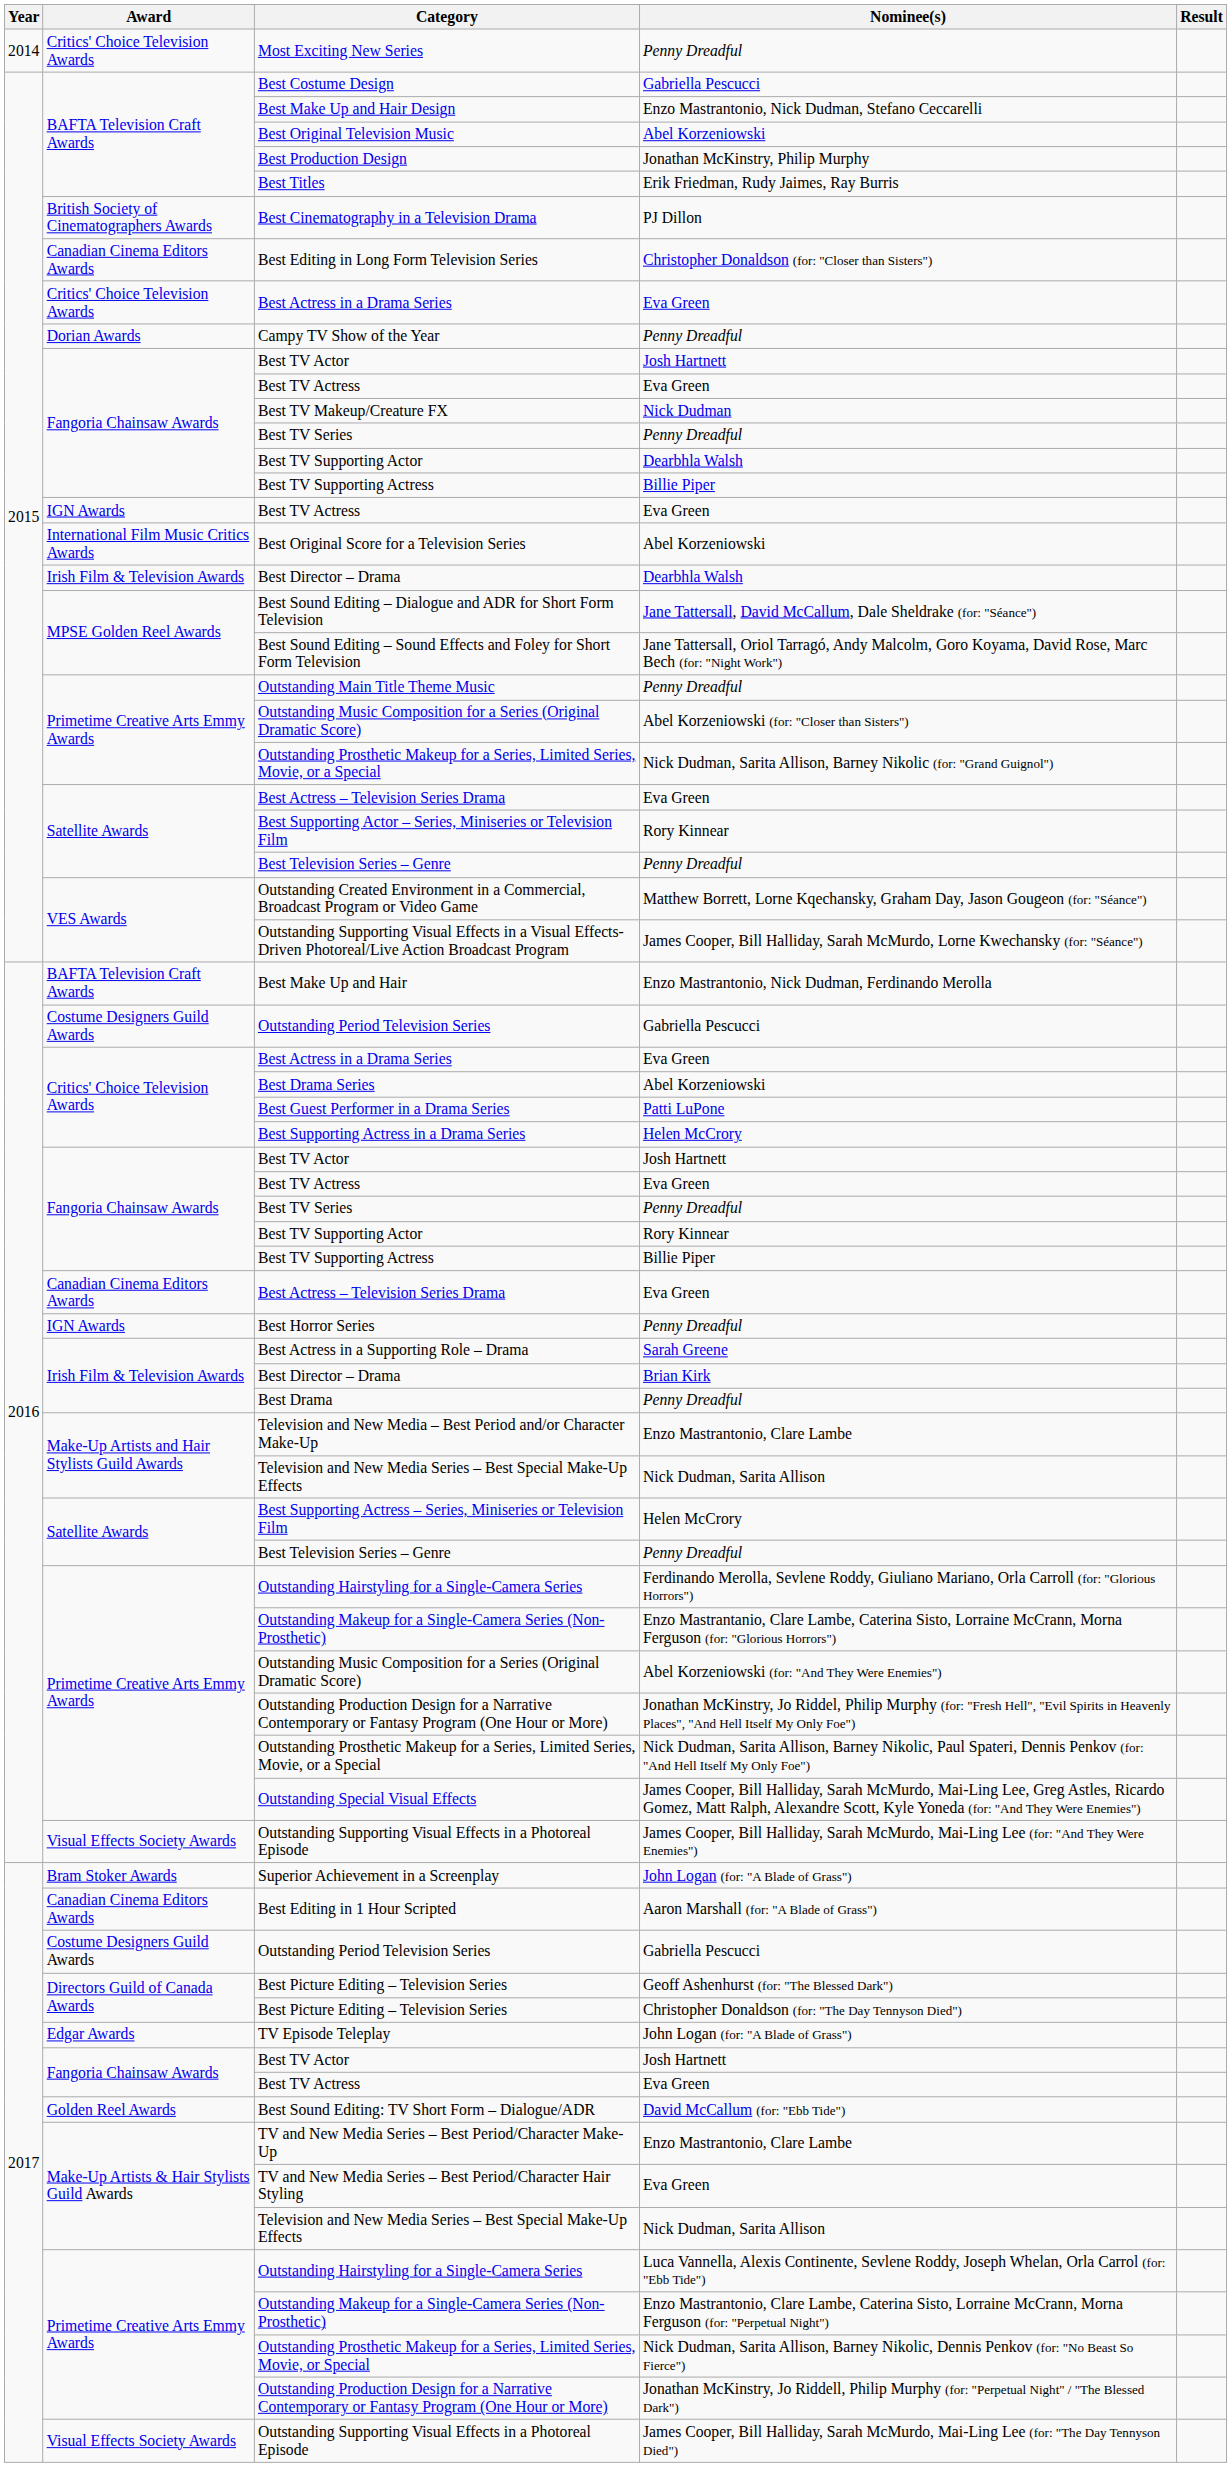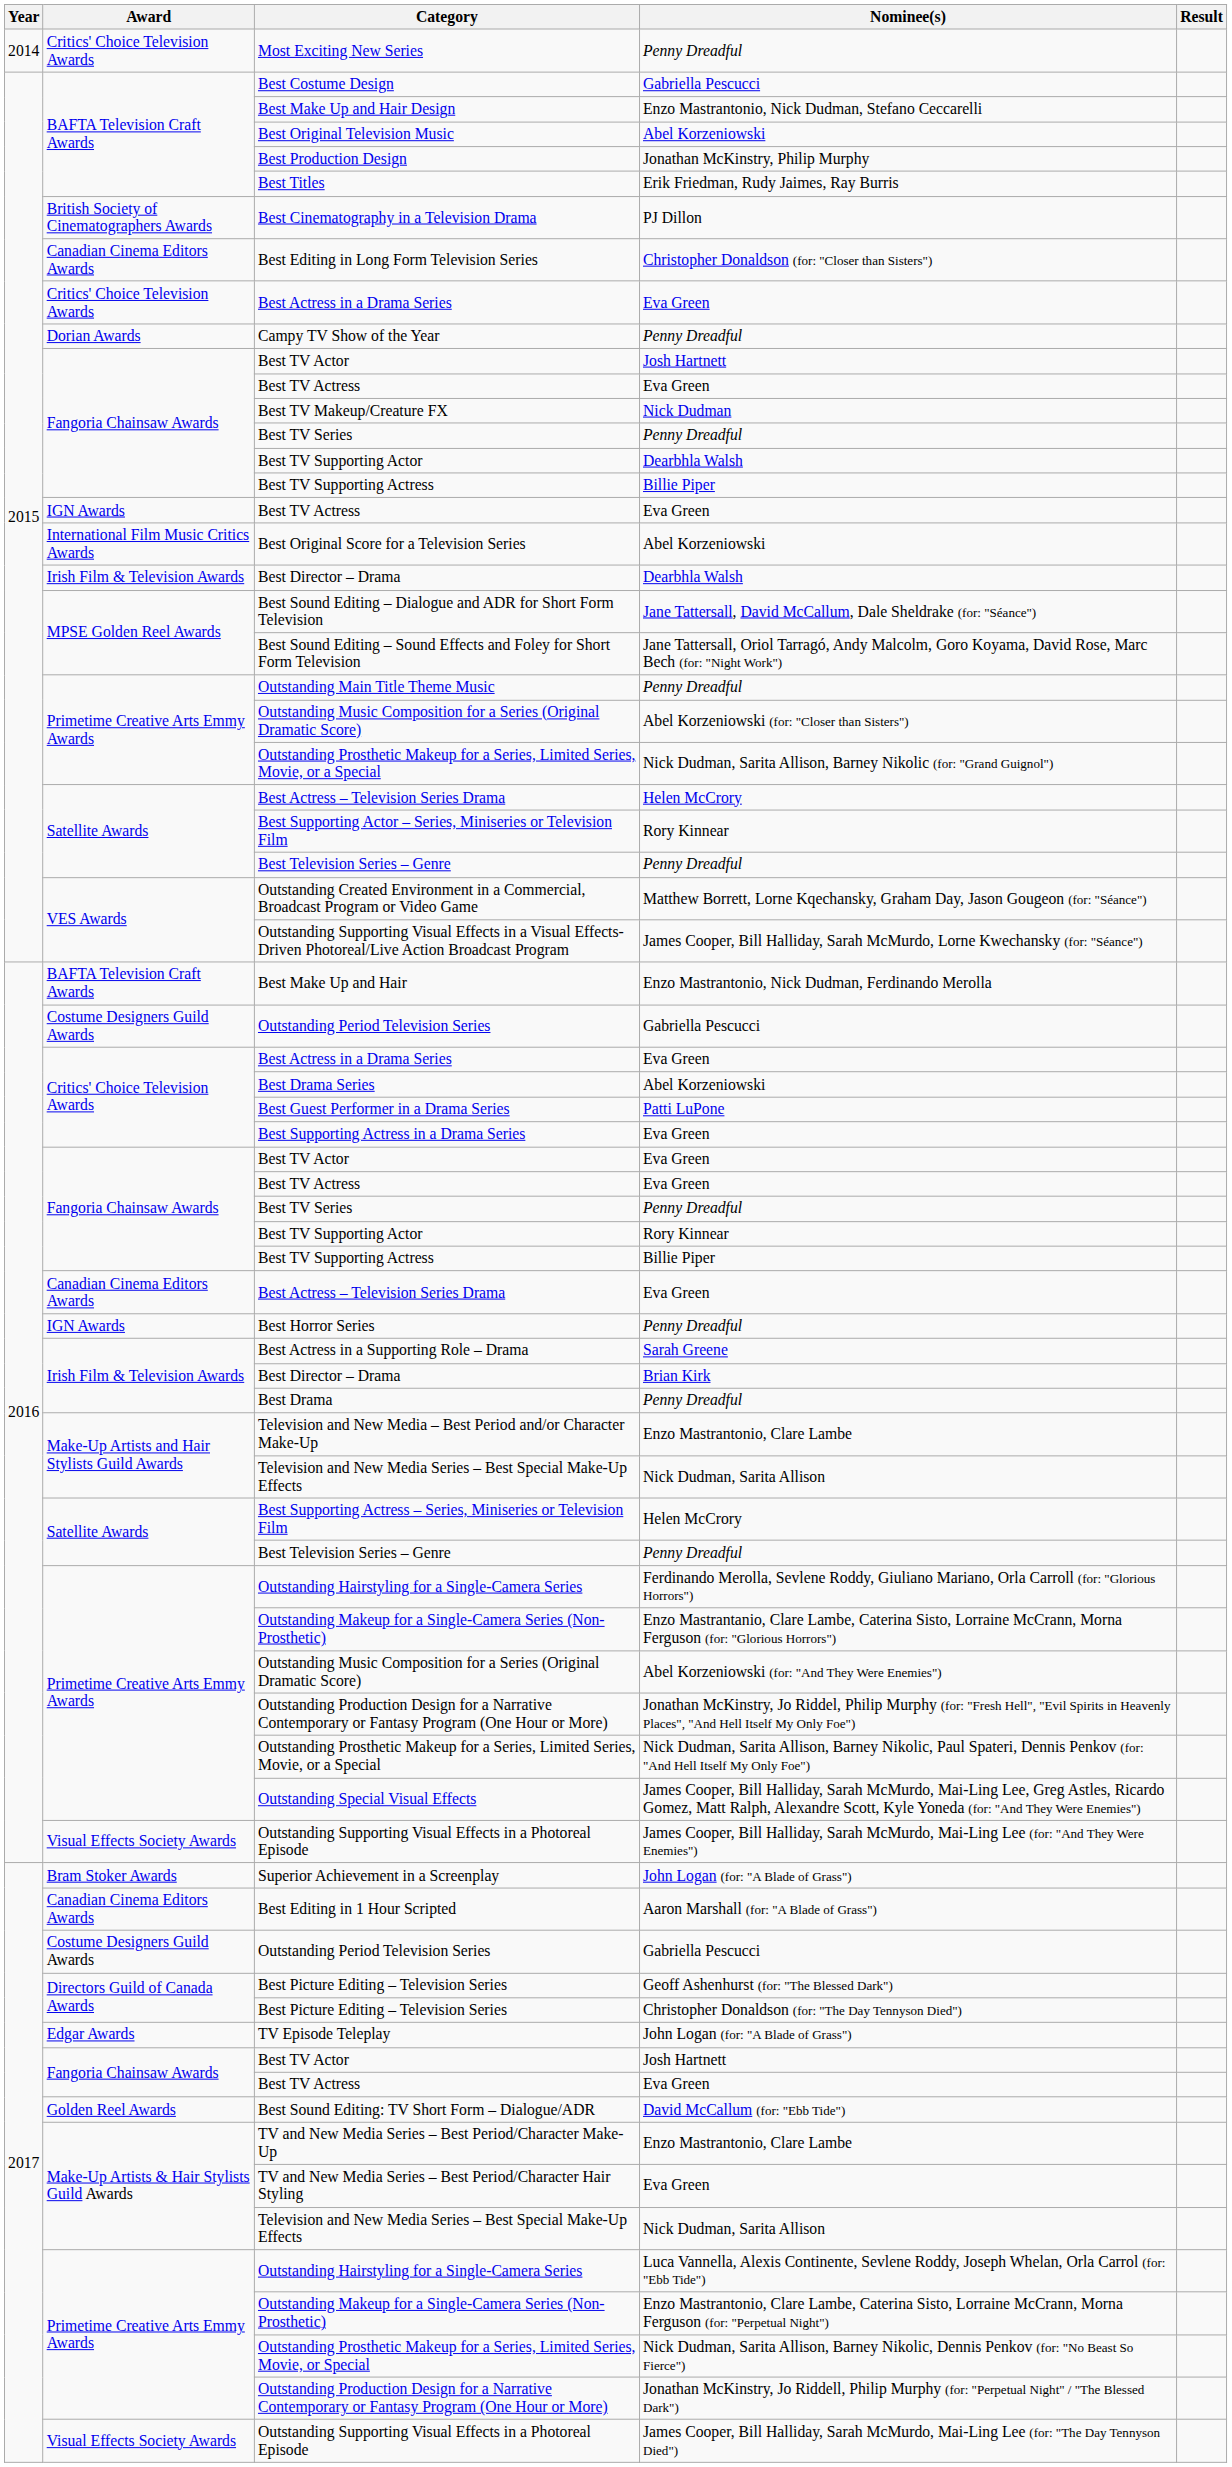(676, 797) Eva Green -> (692, 797) Helen McCrory
(692, 1134) Helen McCrory -> (676, 1134) Eva Green
(685, 1159) Josh Hartnett -> (676, 1159) Eva Green
